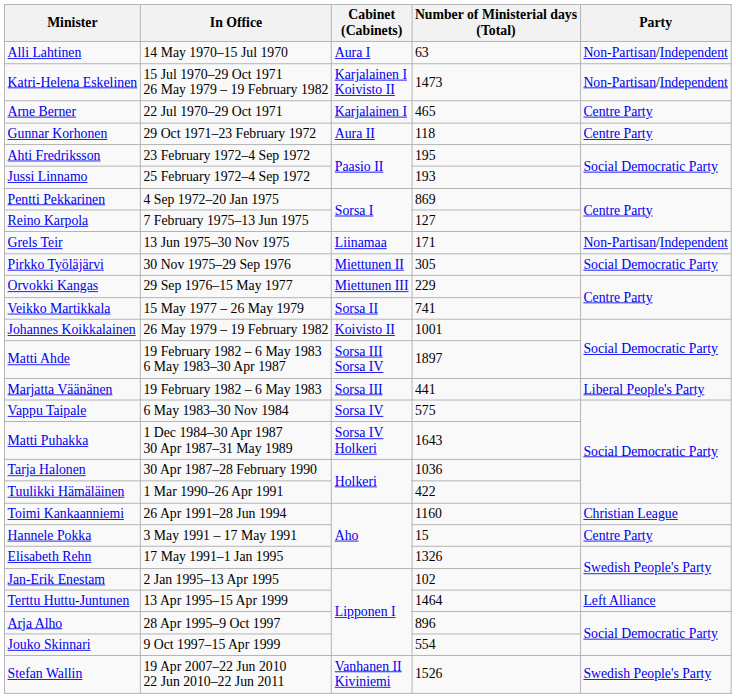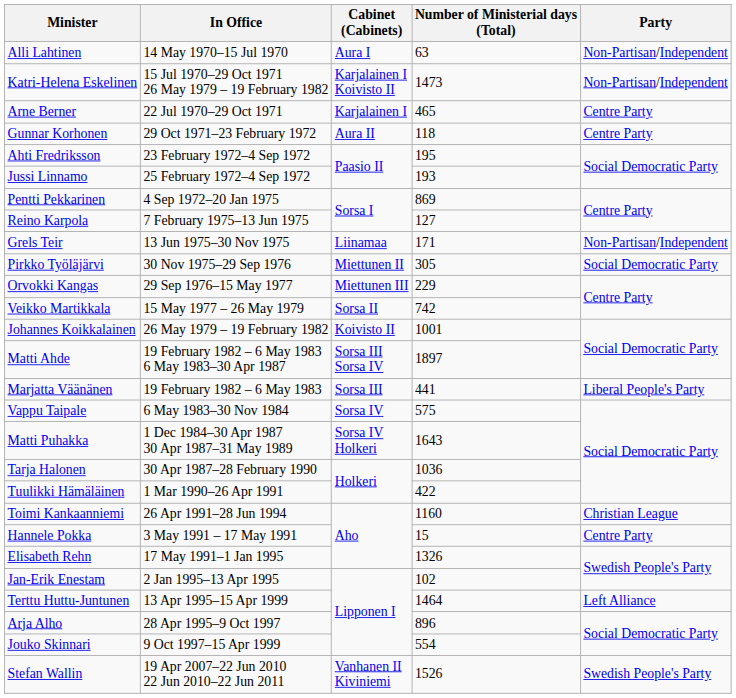(425, 308) 741 -> (425, 308) 742
